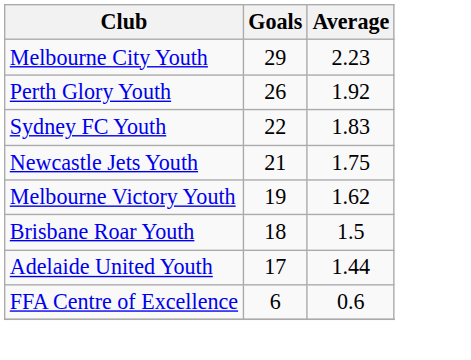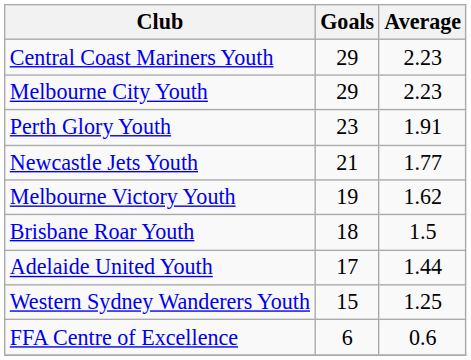+ row: (142, 57)
(275, 92) 26 -> (347, 127) 23
(351, 92) 1.92 -> (423, 127) 1.91
- row: (88, 127)
(351, 162) 1.75 -> (423, 162) 1.77
+ row: (160, 302)
